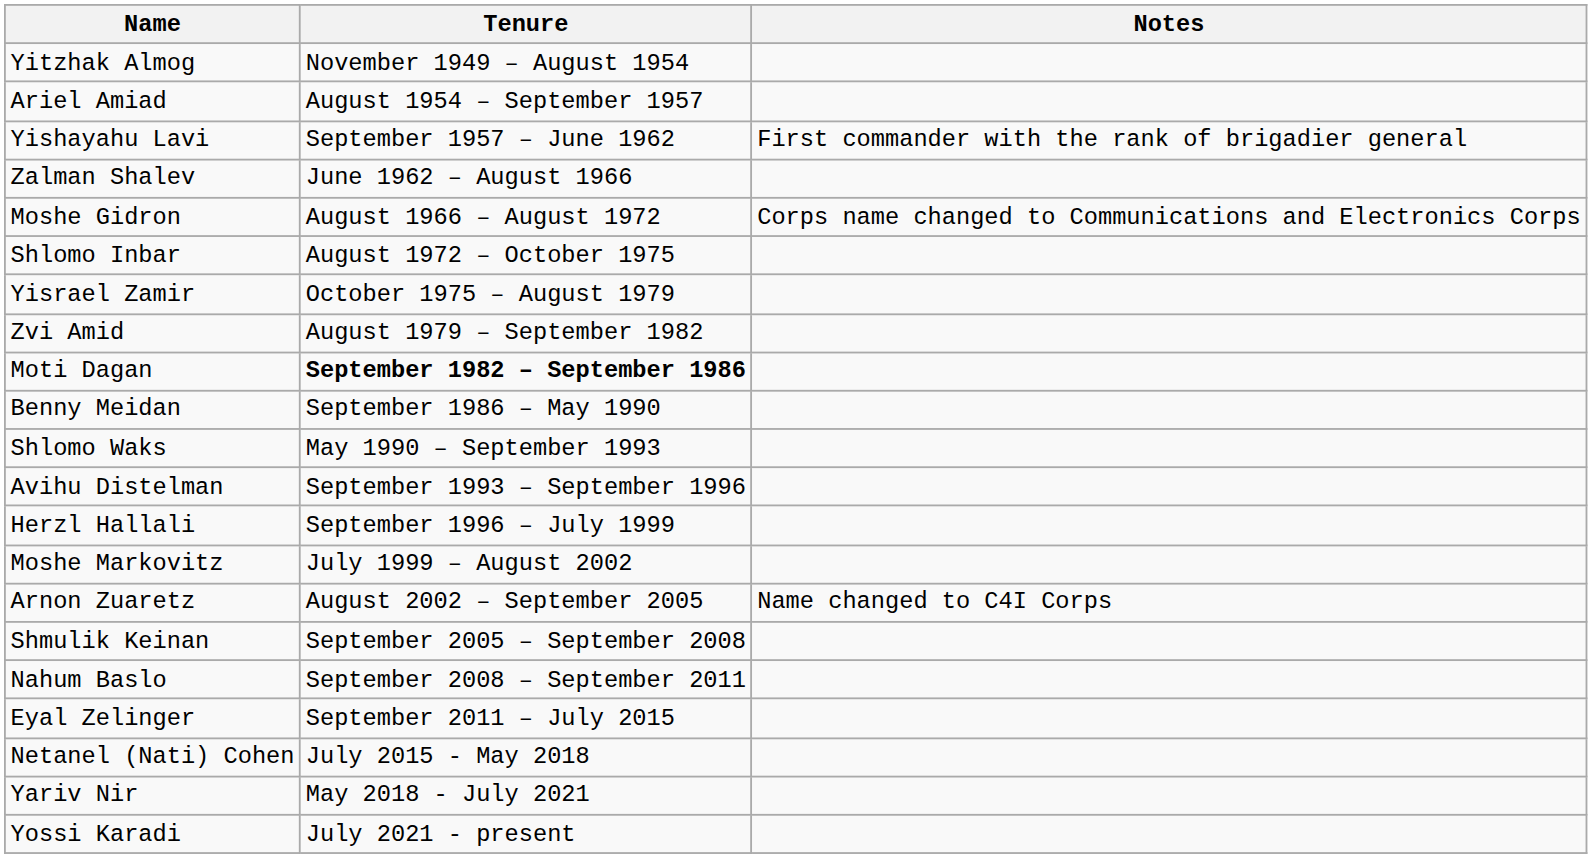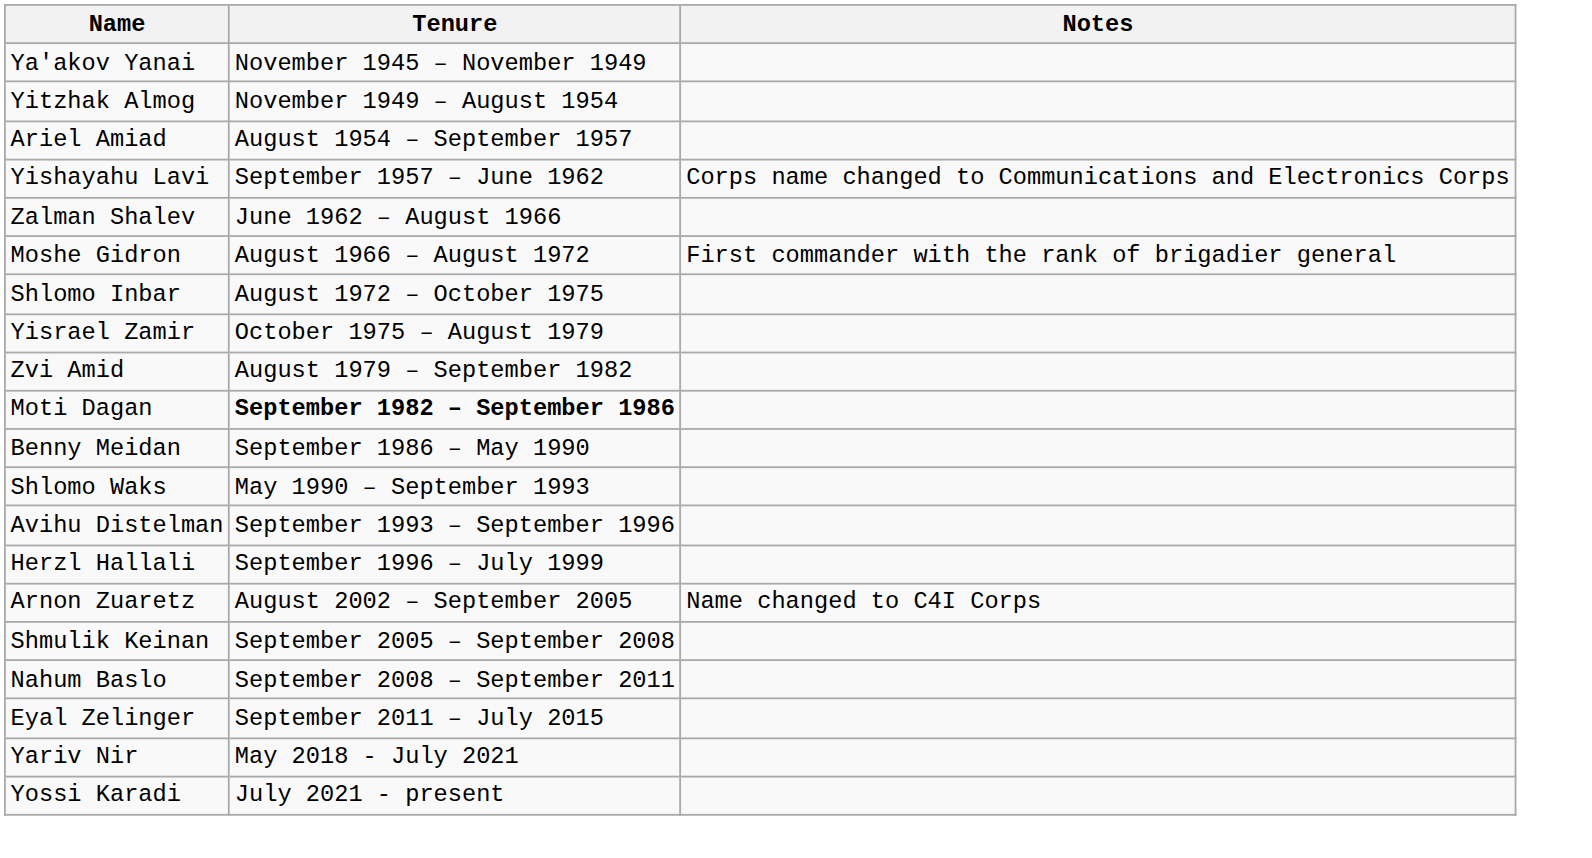+ row: (103, 63)
(1112, 140) First commander with the rank of brigadier general -> (1098, 178) Corps name changed to Communications and Electronics Corps
(1169, 217) Corps name changed to Communications and Electronics Corps -> (1041, 256) First commander with the rank of brigadier general
- row: (117, 564)
- row: (153, 757)
